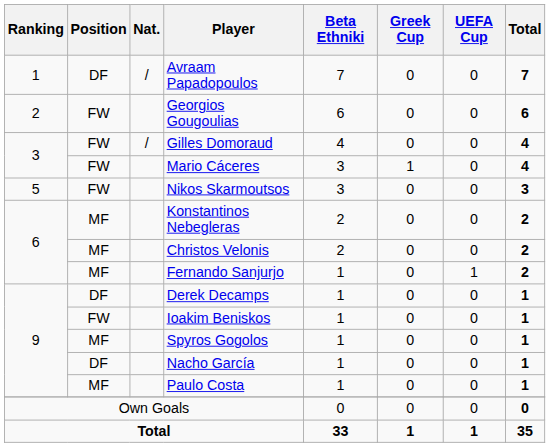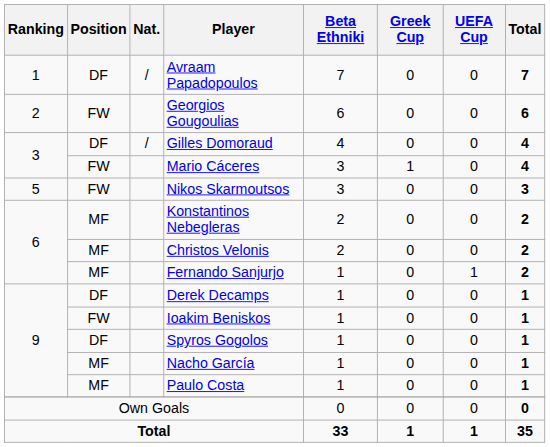(99, 144) FW -> (99, 144) DF
(99, 340) MF -> (99, 340) DF
(99, 363) DF -> (99, 363) MF
